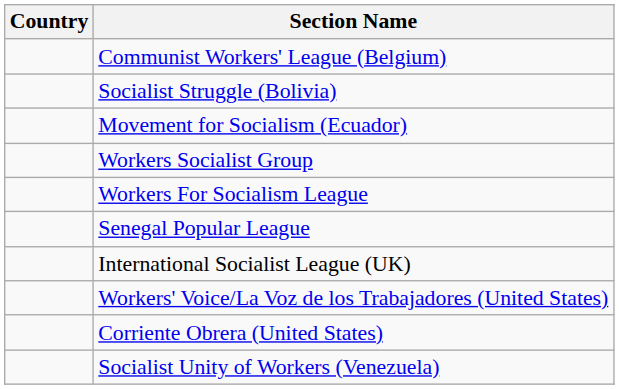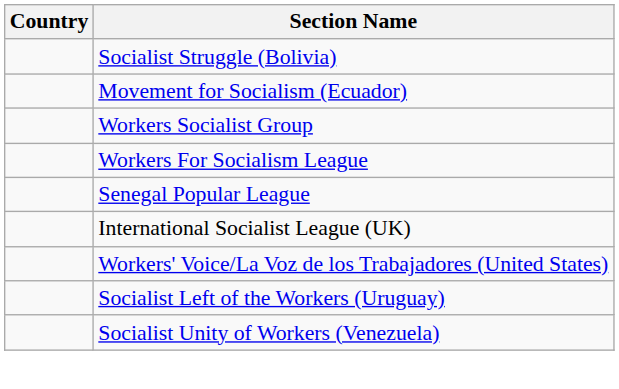- row: (272, 56)
- row: (241, 332)
+ row: (272, 297)
